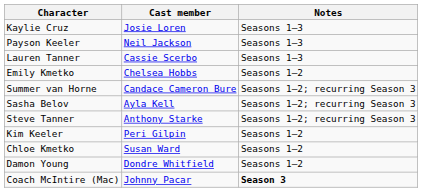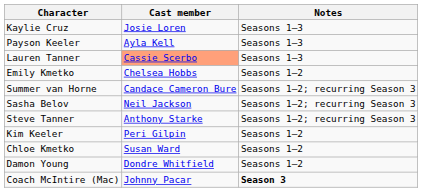(158, 42) Neil Jackson -> (149, 42) Ayla Kell
(160, 58) no background -> (160, 58) lightsalmon background
(149, 104) Ayla Kell -> (158, 104) Neil Jackson
